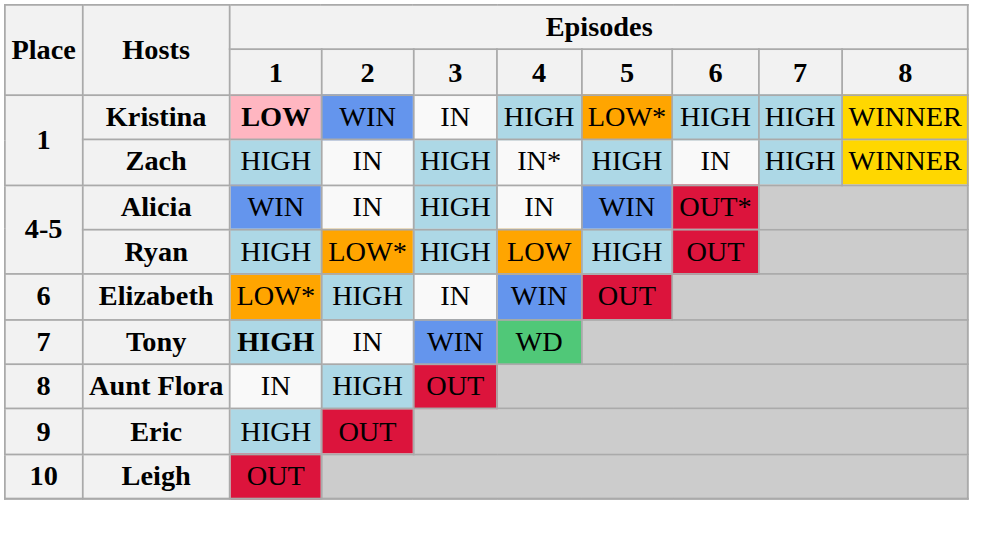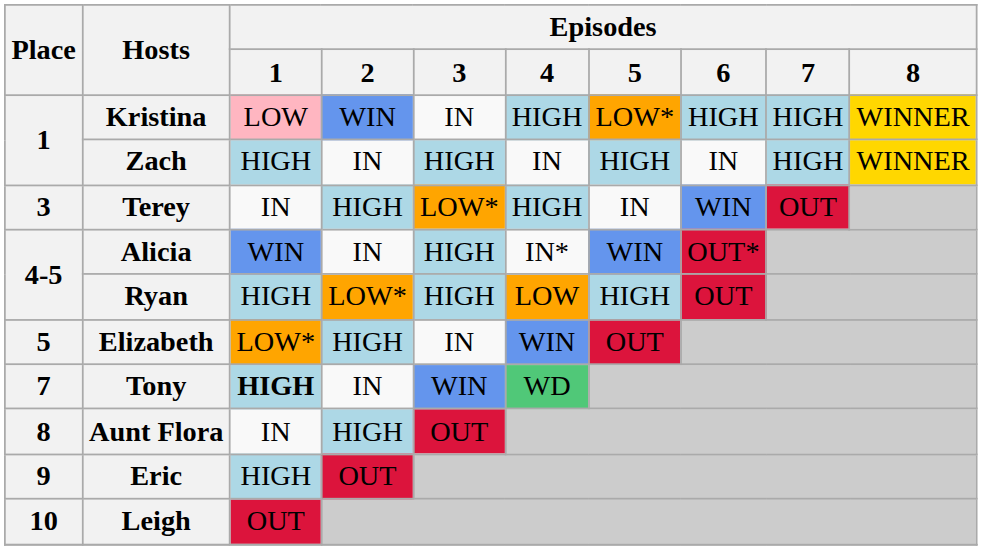(276, 116) bold -> (276, 116) normal
(539, 161) IN* -> (547, 161) IN
+ row: (156, 206)
(539, 206) IN -> (547, 251) IN*
(44, 296) 6 -> (44, 341) 5
